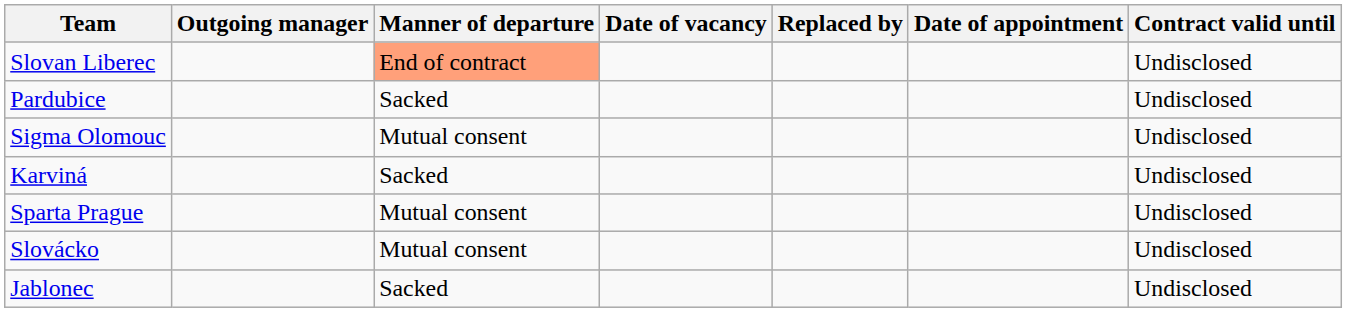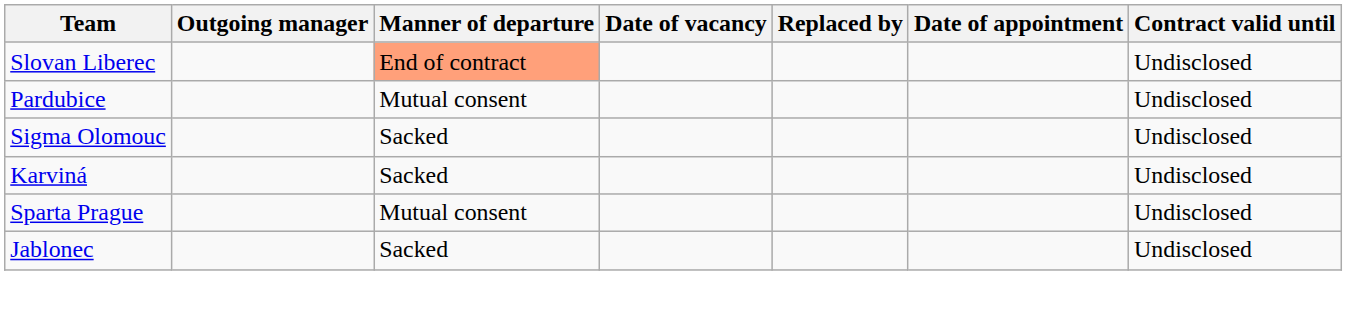(414, 99) Sacked -> (453, 99) Mutual consent
(453, 136) Mutual consent -> (414, 136) Sacked
- row: (55, 250)
